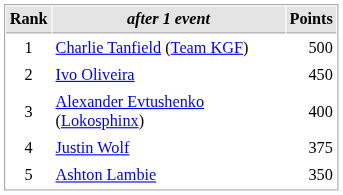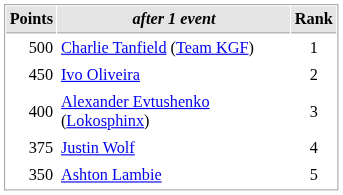columns swapped: (29, 19) <-> (311, 19)
